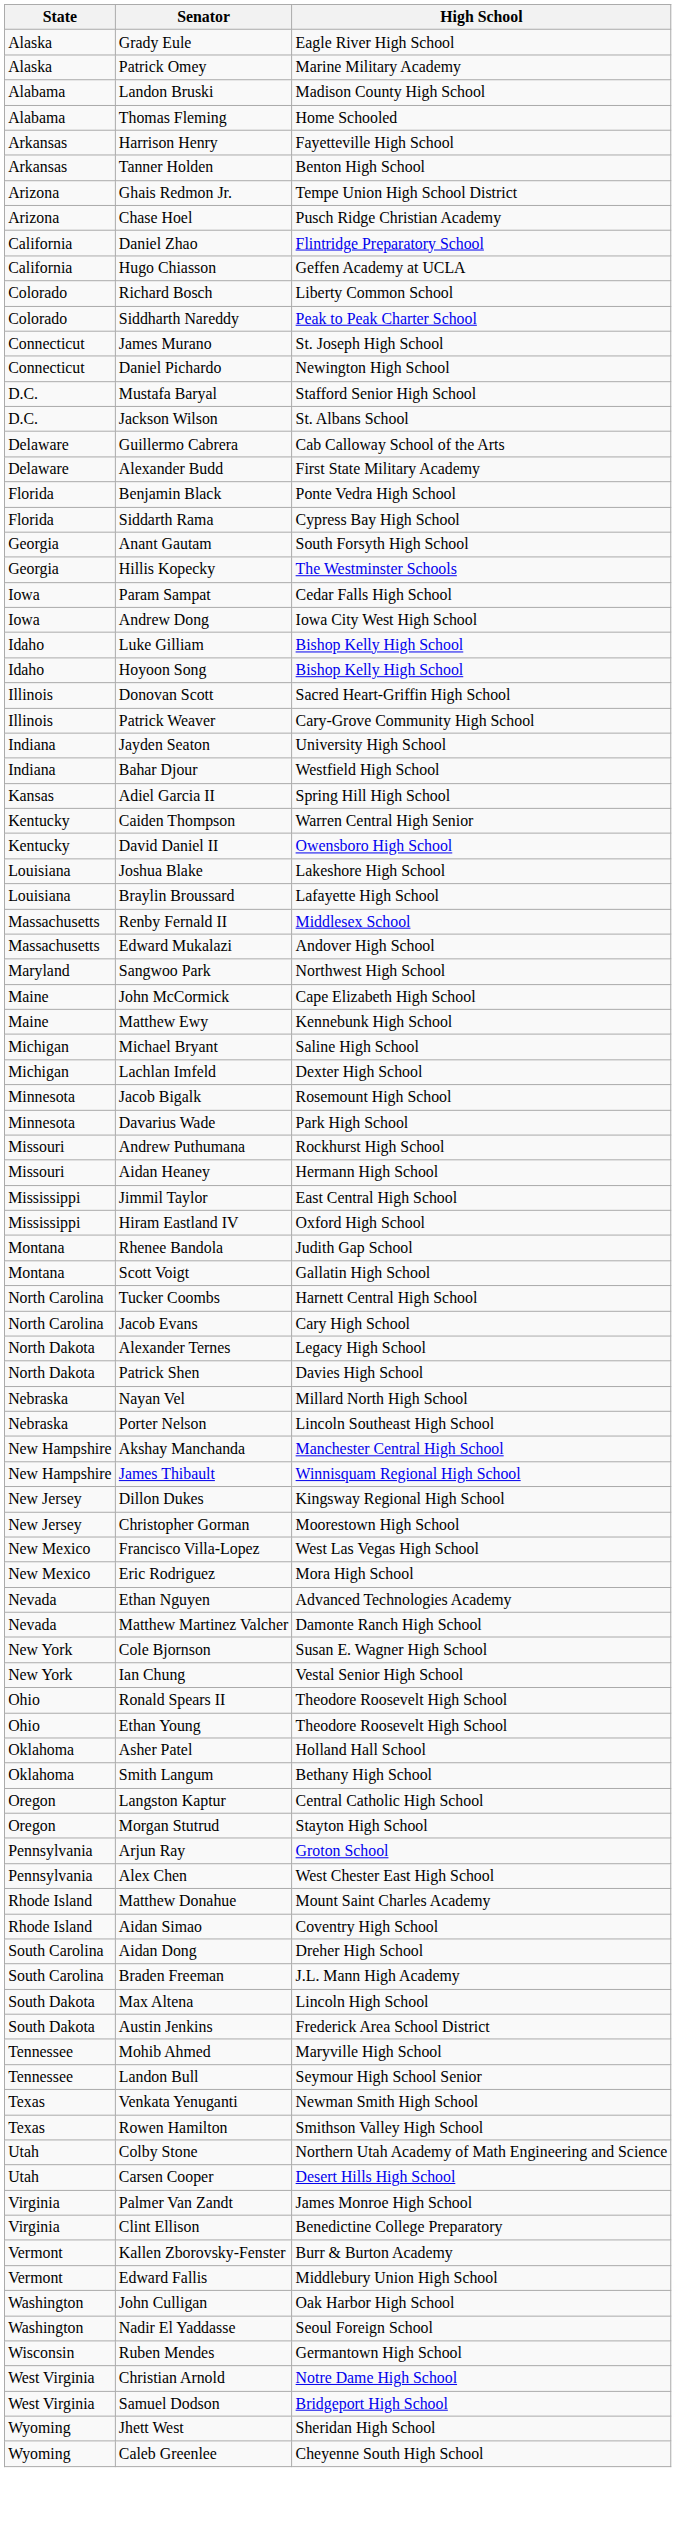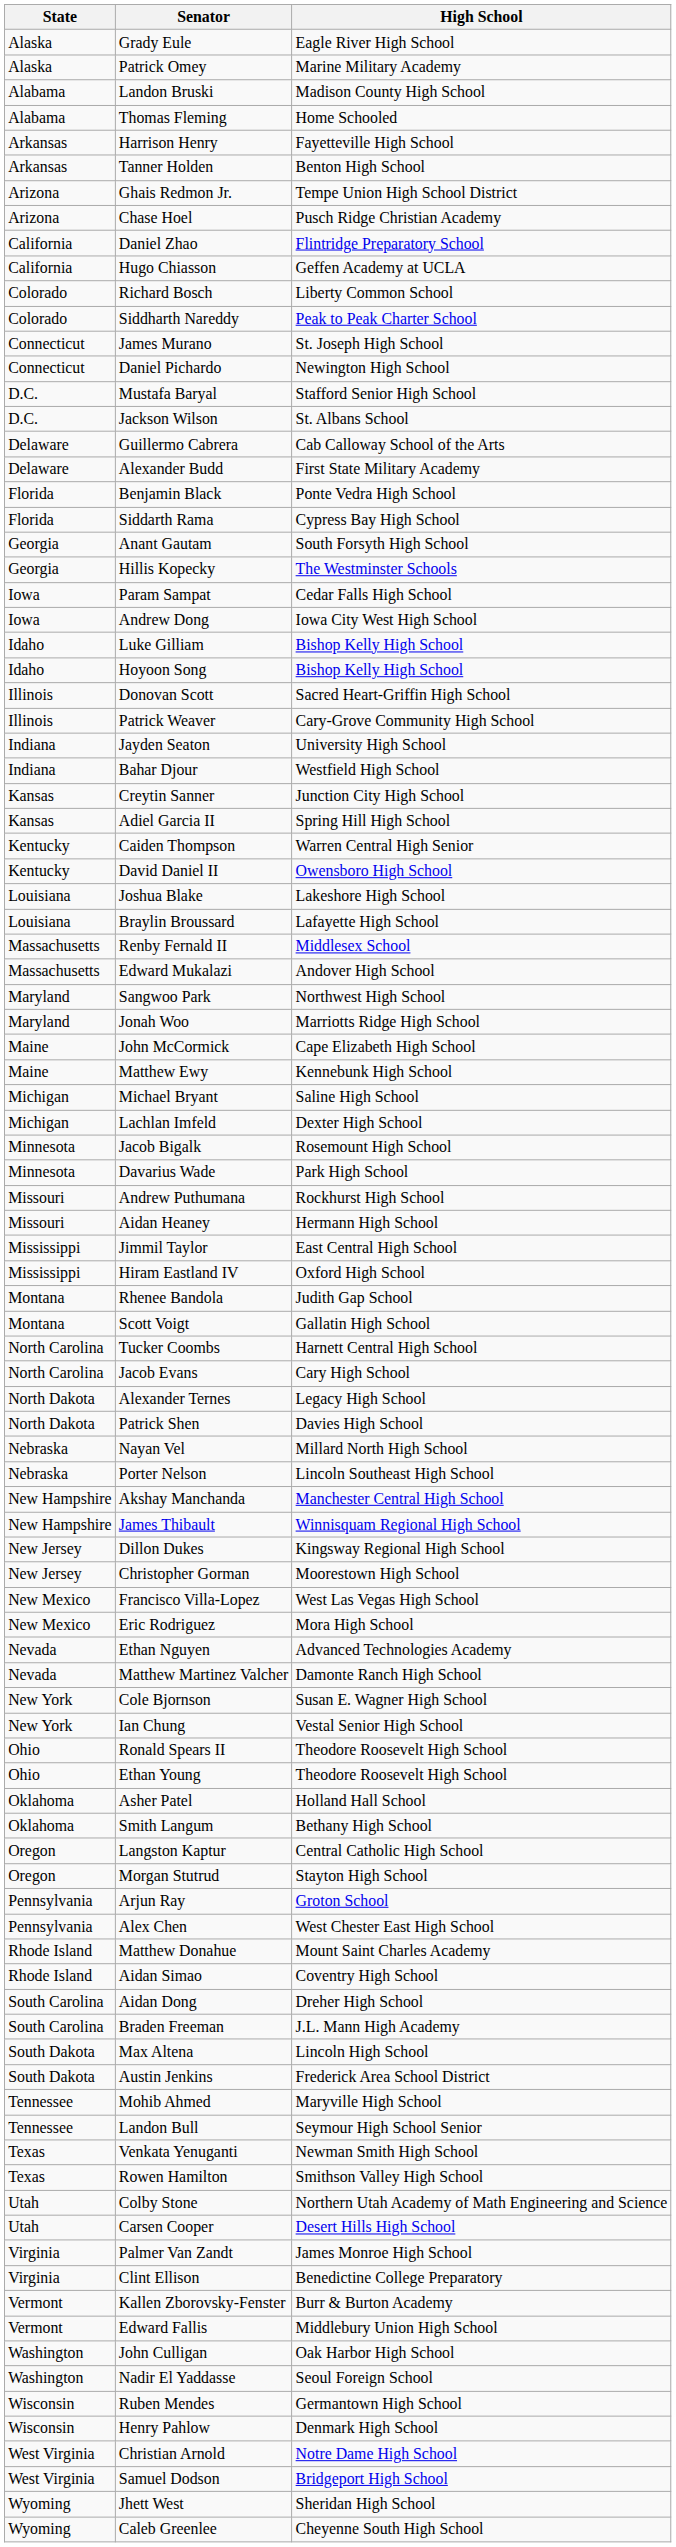+ row: (167, 795)
+ row: (154, 1021)
+ row: (164, 2428)
